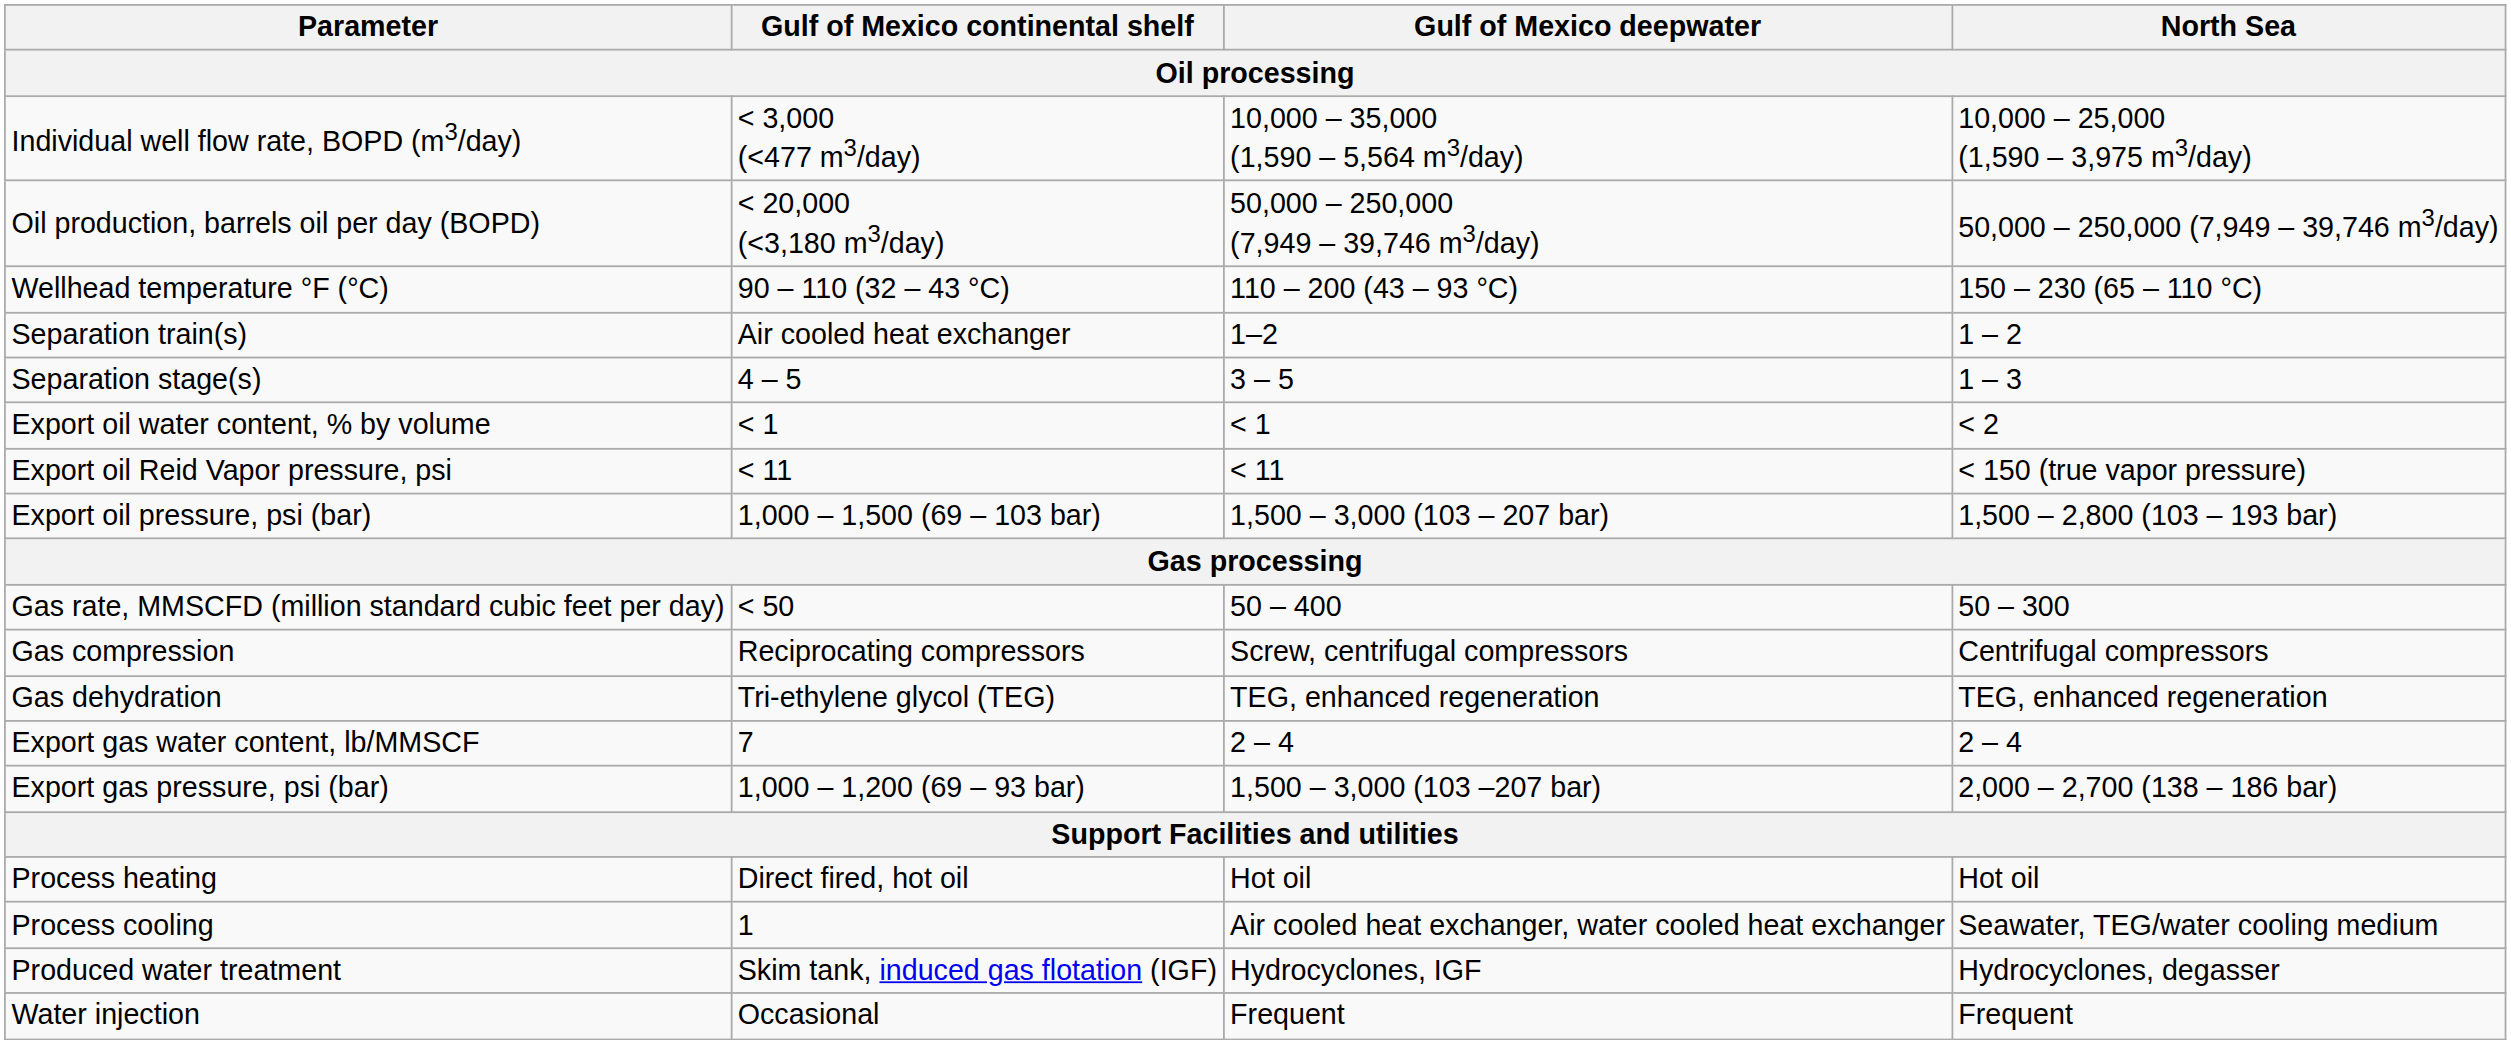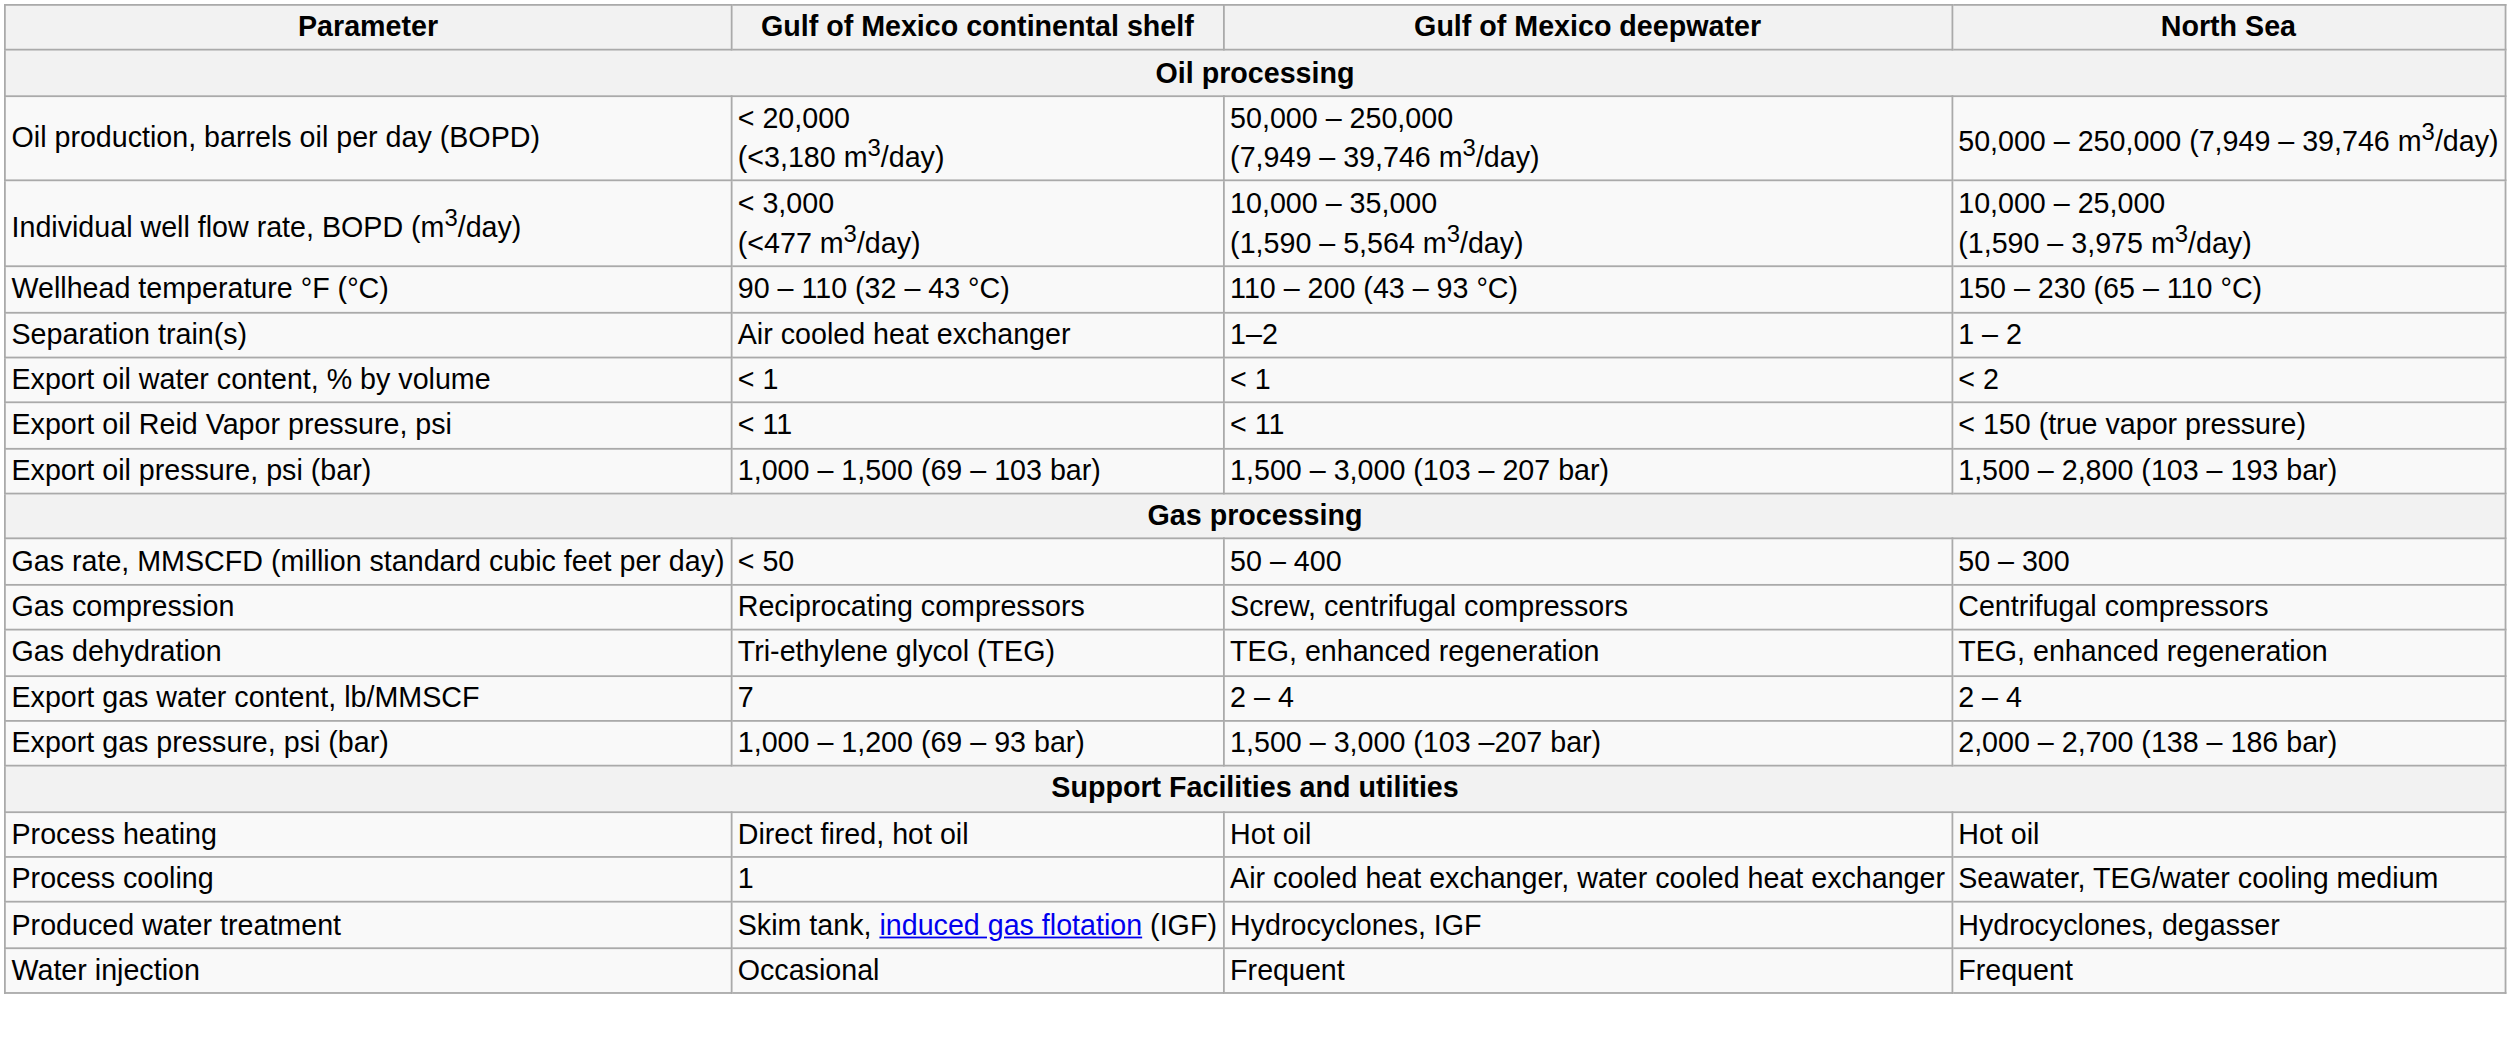rows swapped: (276, 223) <-> (266, 138)
- row: (136, 379)
